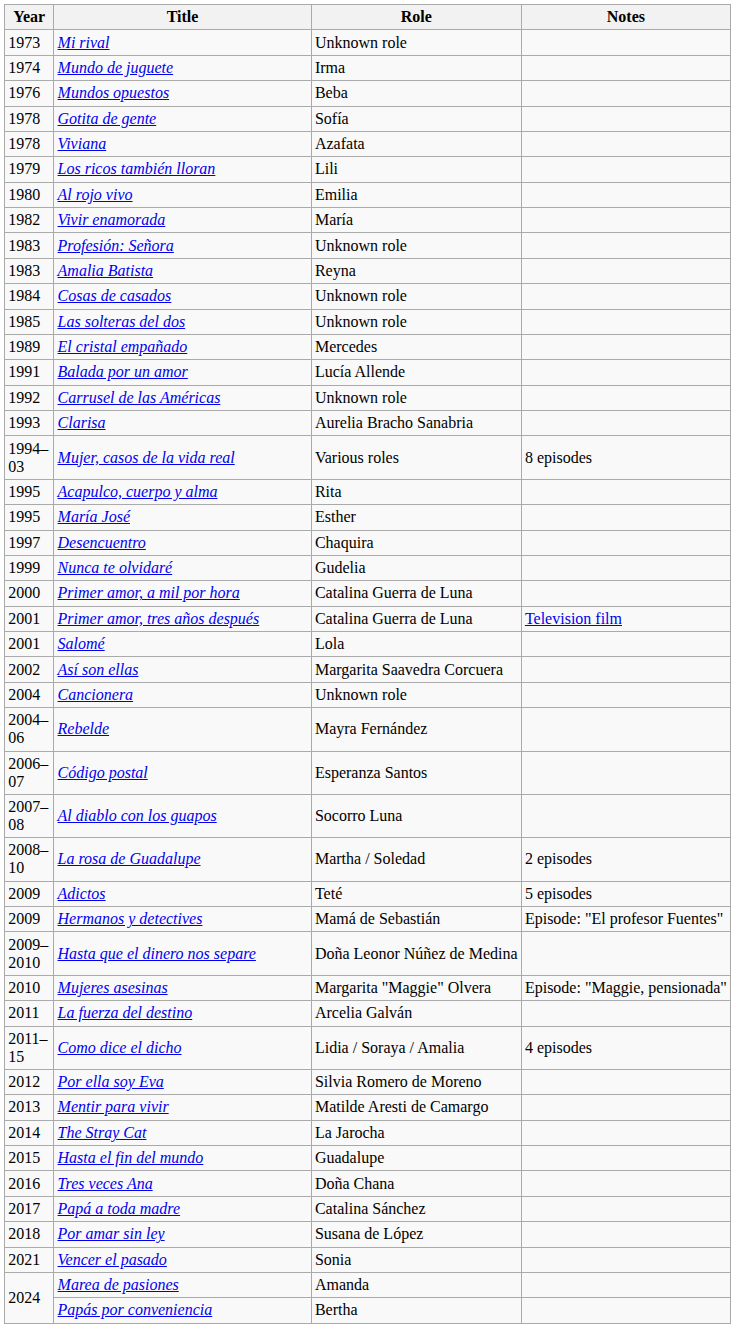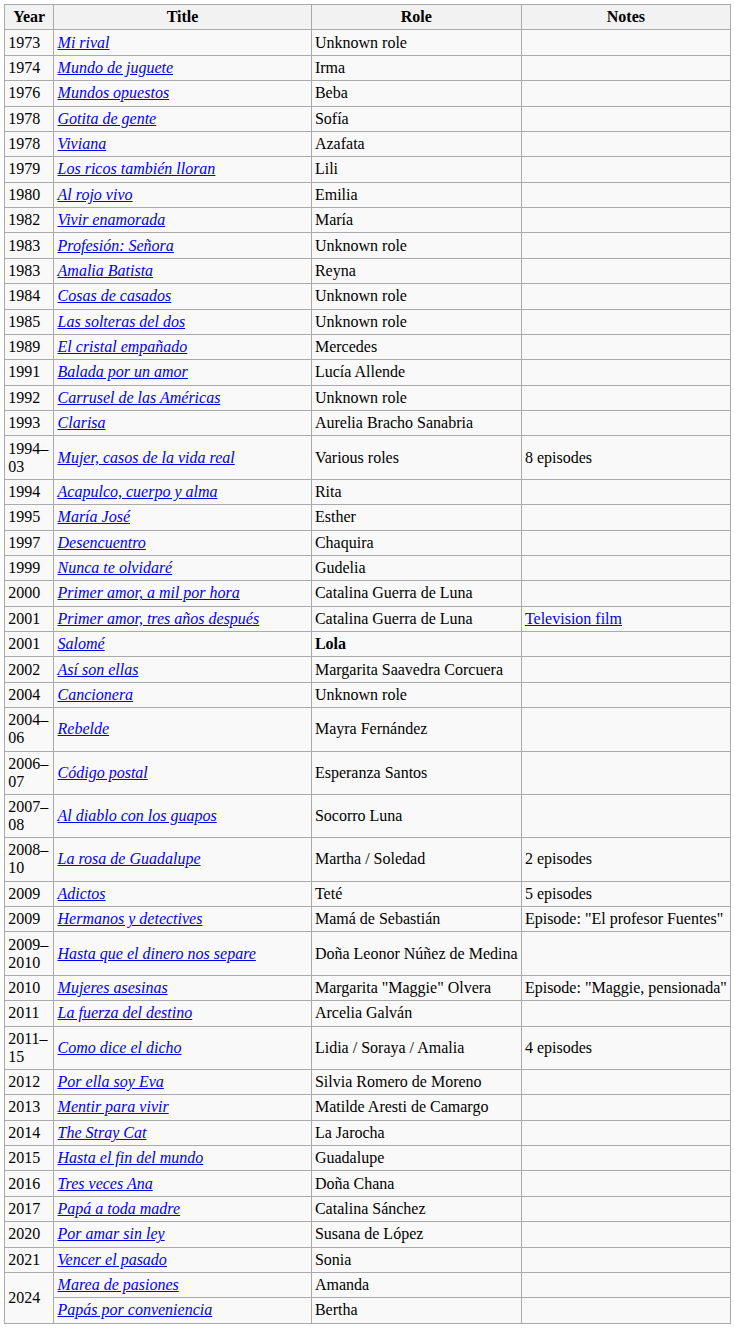(24, 491) 1995 -> (24, 491) 1994
(330, 644) normal -> (330, 644) bold
(24, 1234) 2018 -> (24, 1234) 2020
